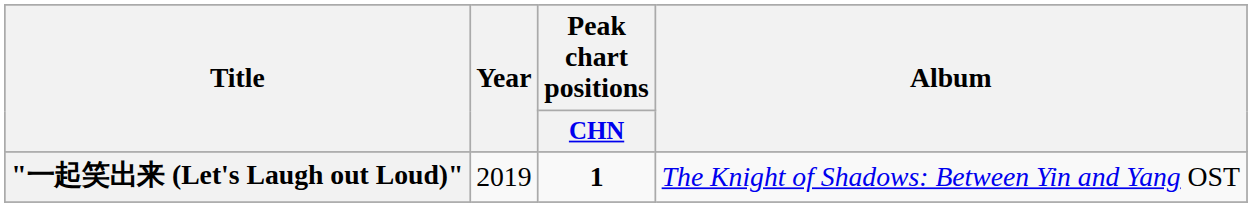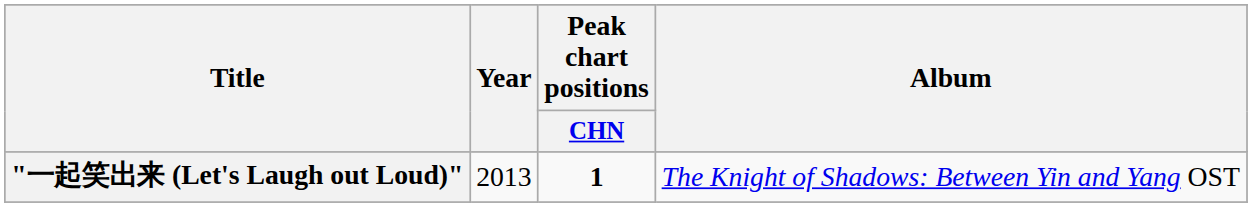(504, 176) 2019 -> (504, 176) 2013
